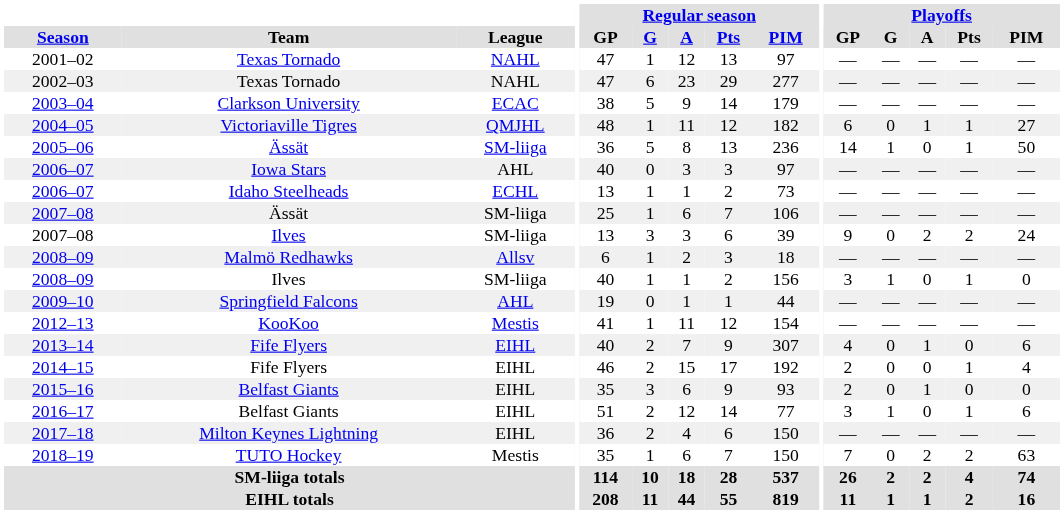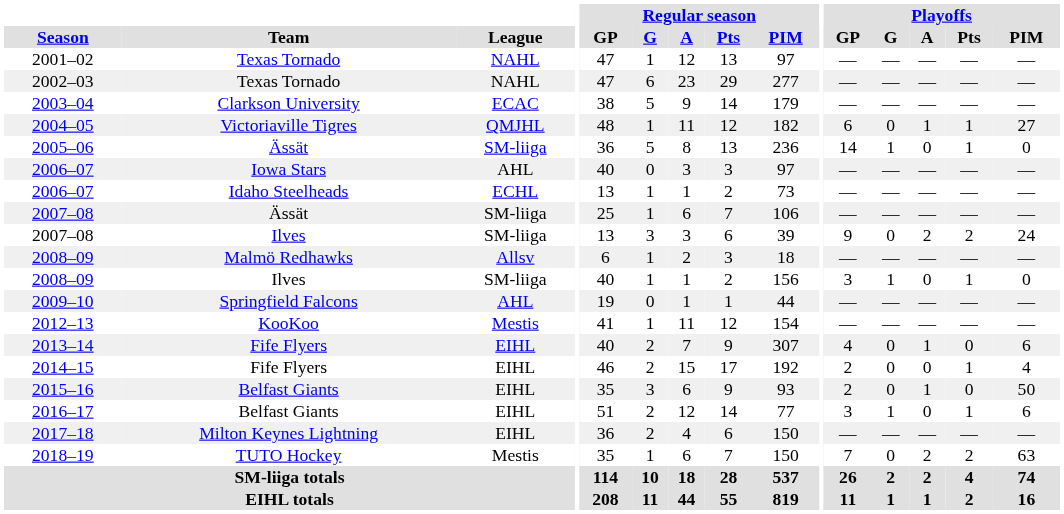(1026, 146) 50 -> (1026, 146) 0
(1026, 388) 0 -> (1026, 388) 50
